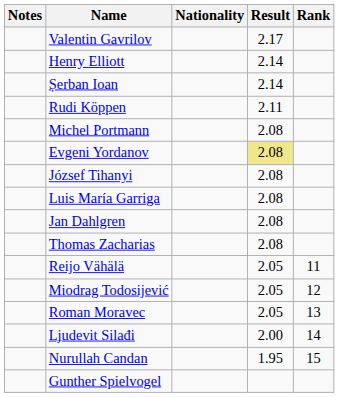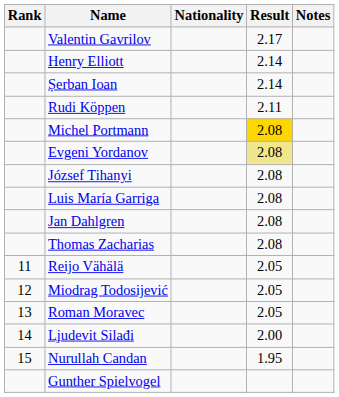columns swapped: (313, 15) <-> (25, 15)
(270, 130) no background -> (270, 130) gold background
